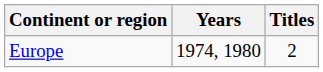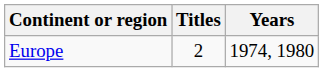columns swapped: (292, 20) <-> (218, 20)
